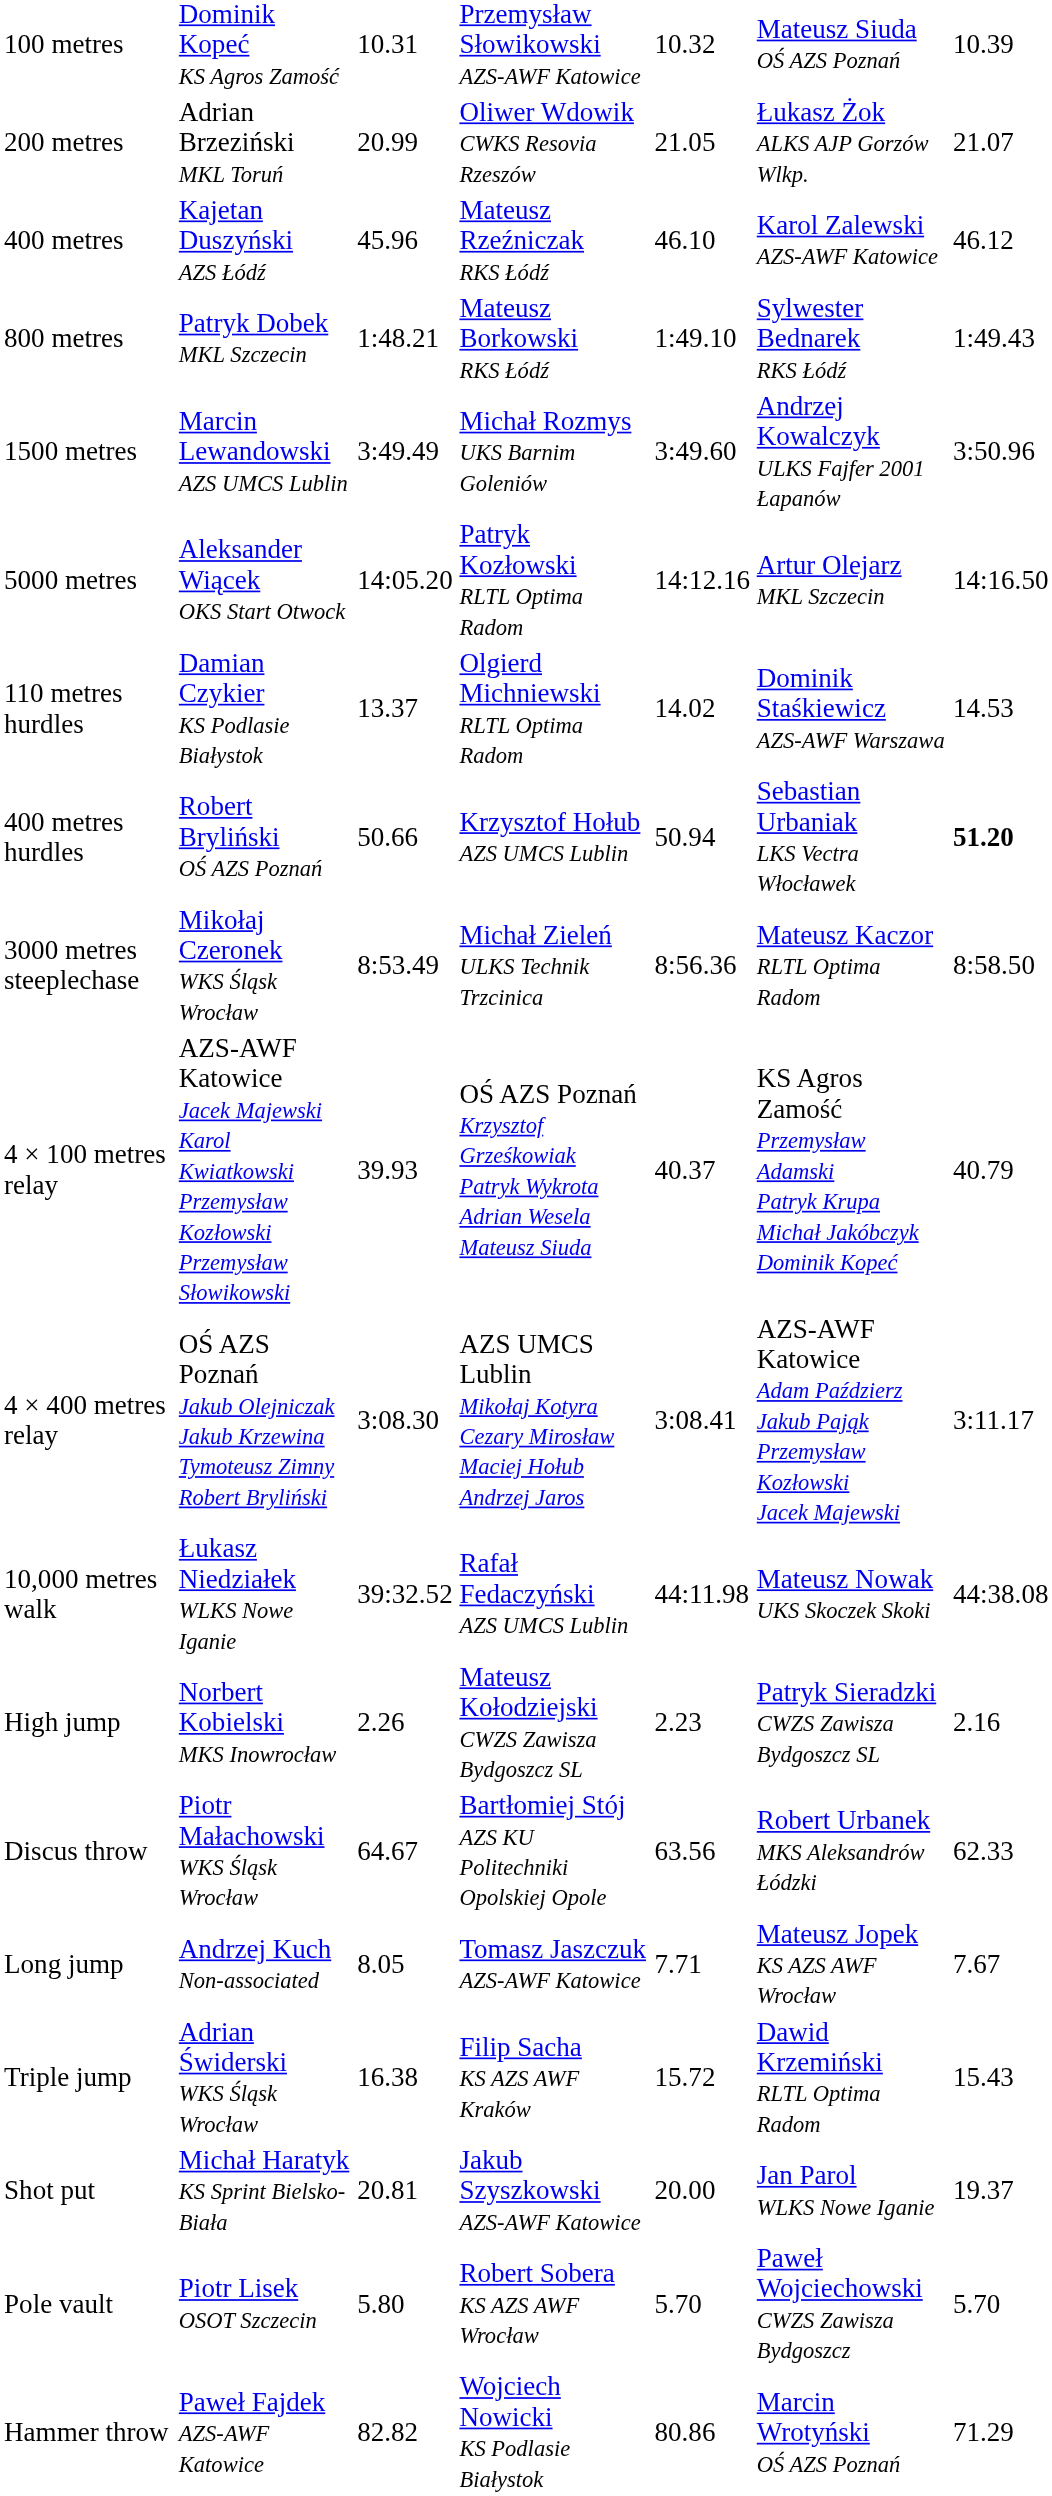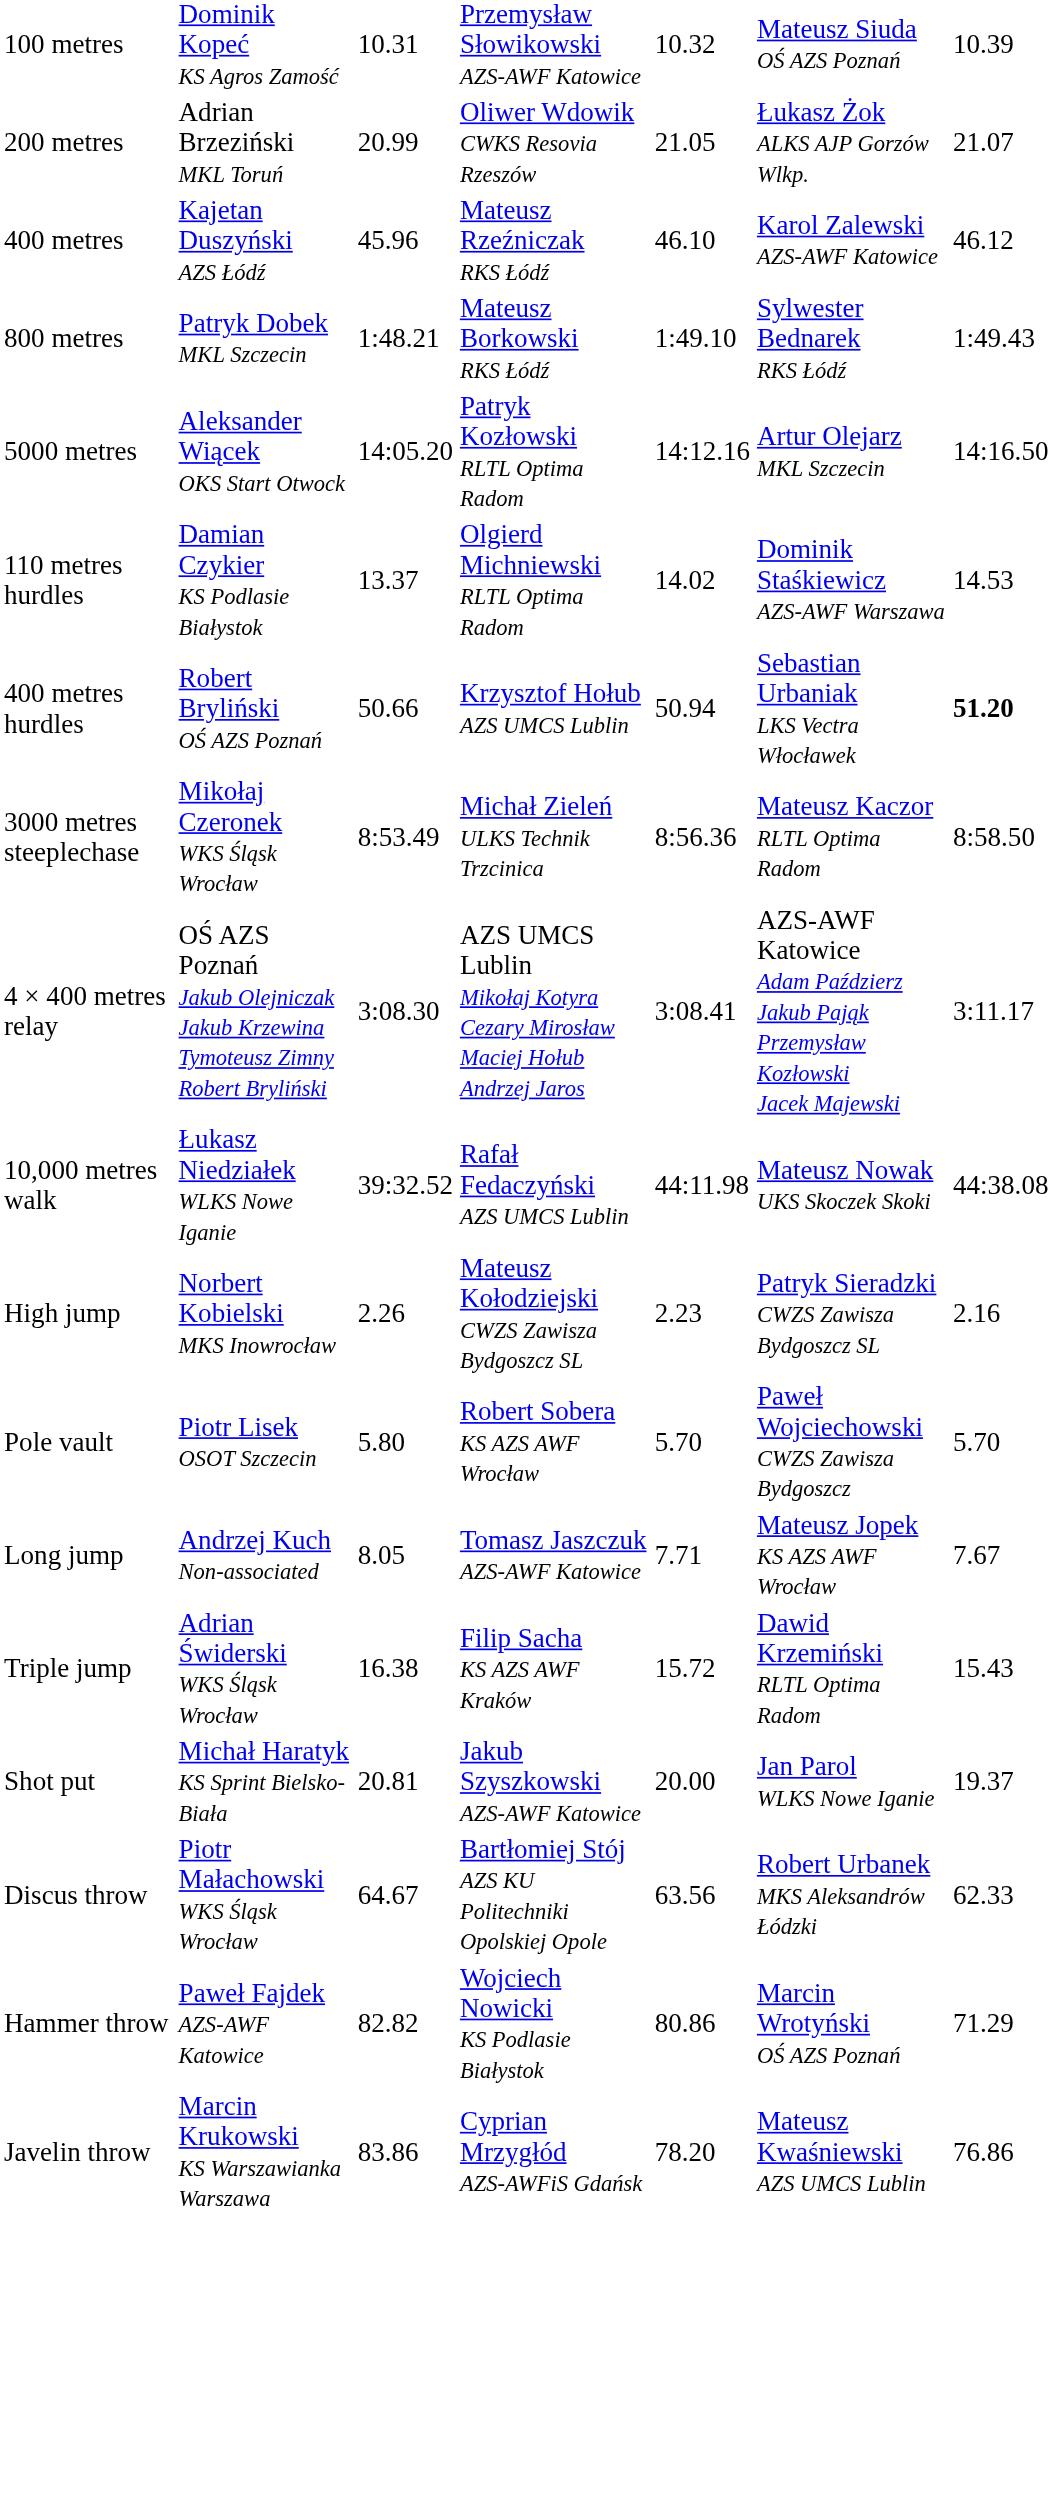- row: (71, 451)
- row: (85, 1169)
rows swapped: (59, 2303) <-> (76, 1850)
+ row: (77, 2151)
